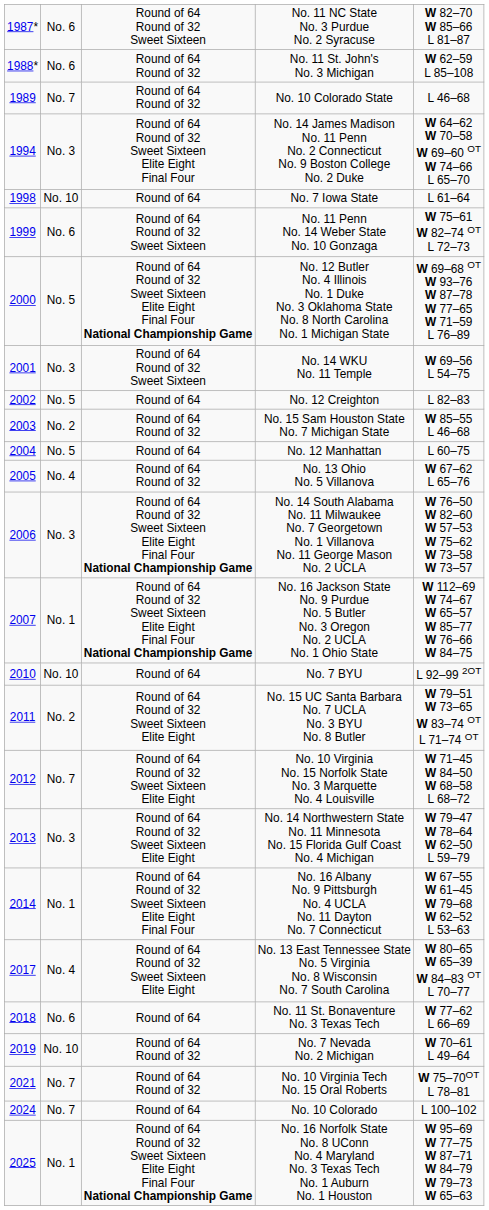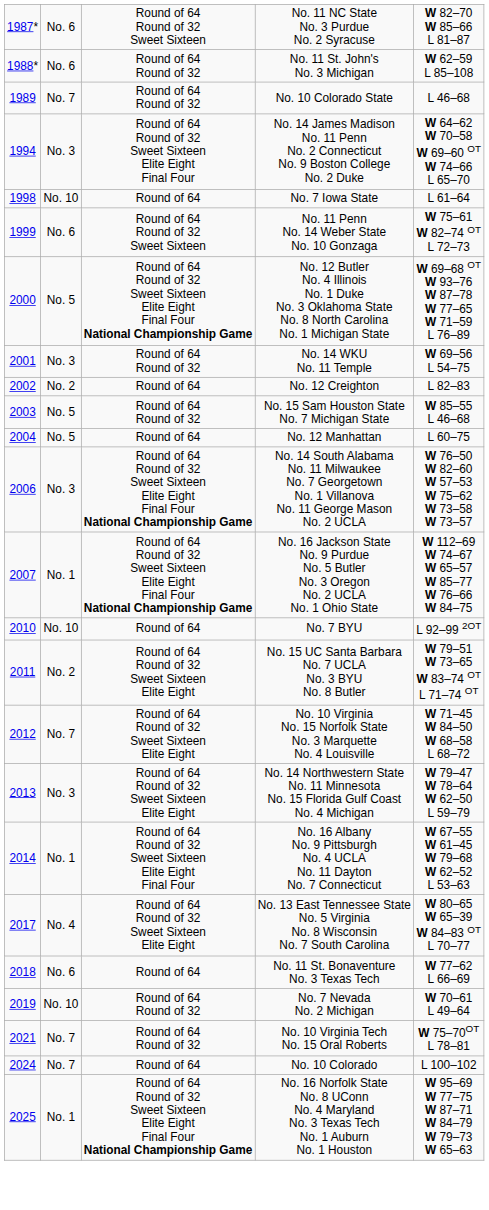(168, 368) Round of 64 Round of 32 Sweet Sixteen -> (168, 361) Round of 64 Round of 32
(61, 400) No. 5 -> (61, 386) No. 2
(61, 425) No. 2 -> (61, 412) No. 5
- row: (334, 476)
